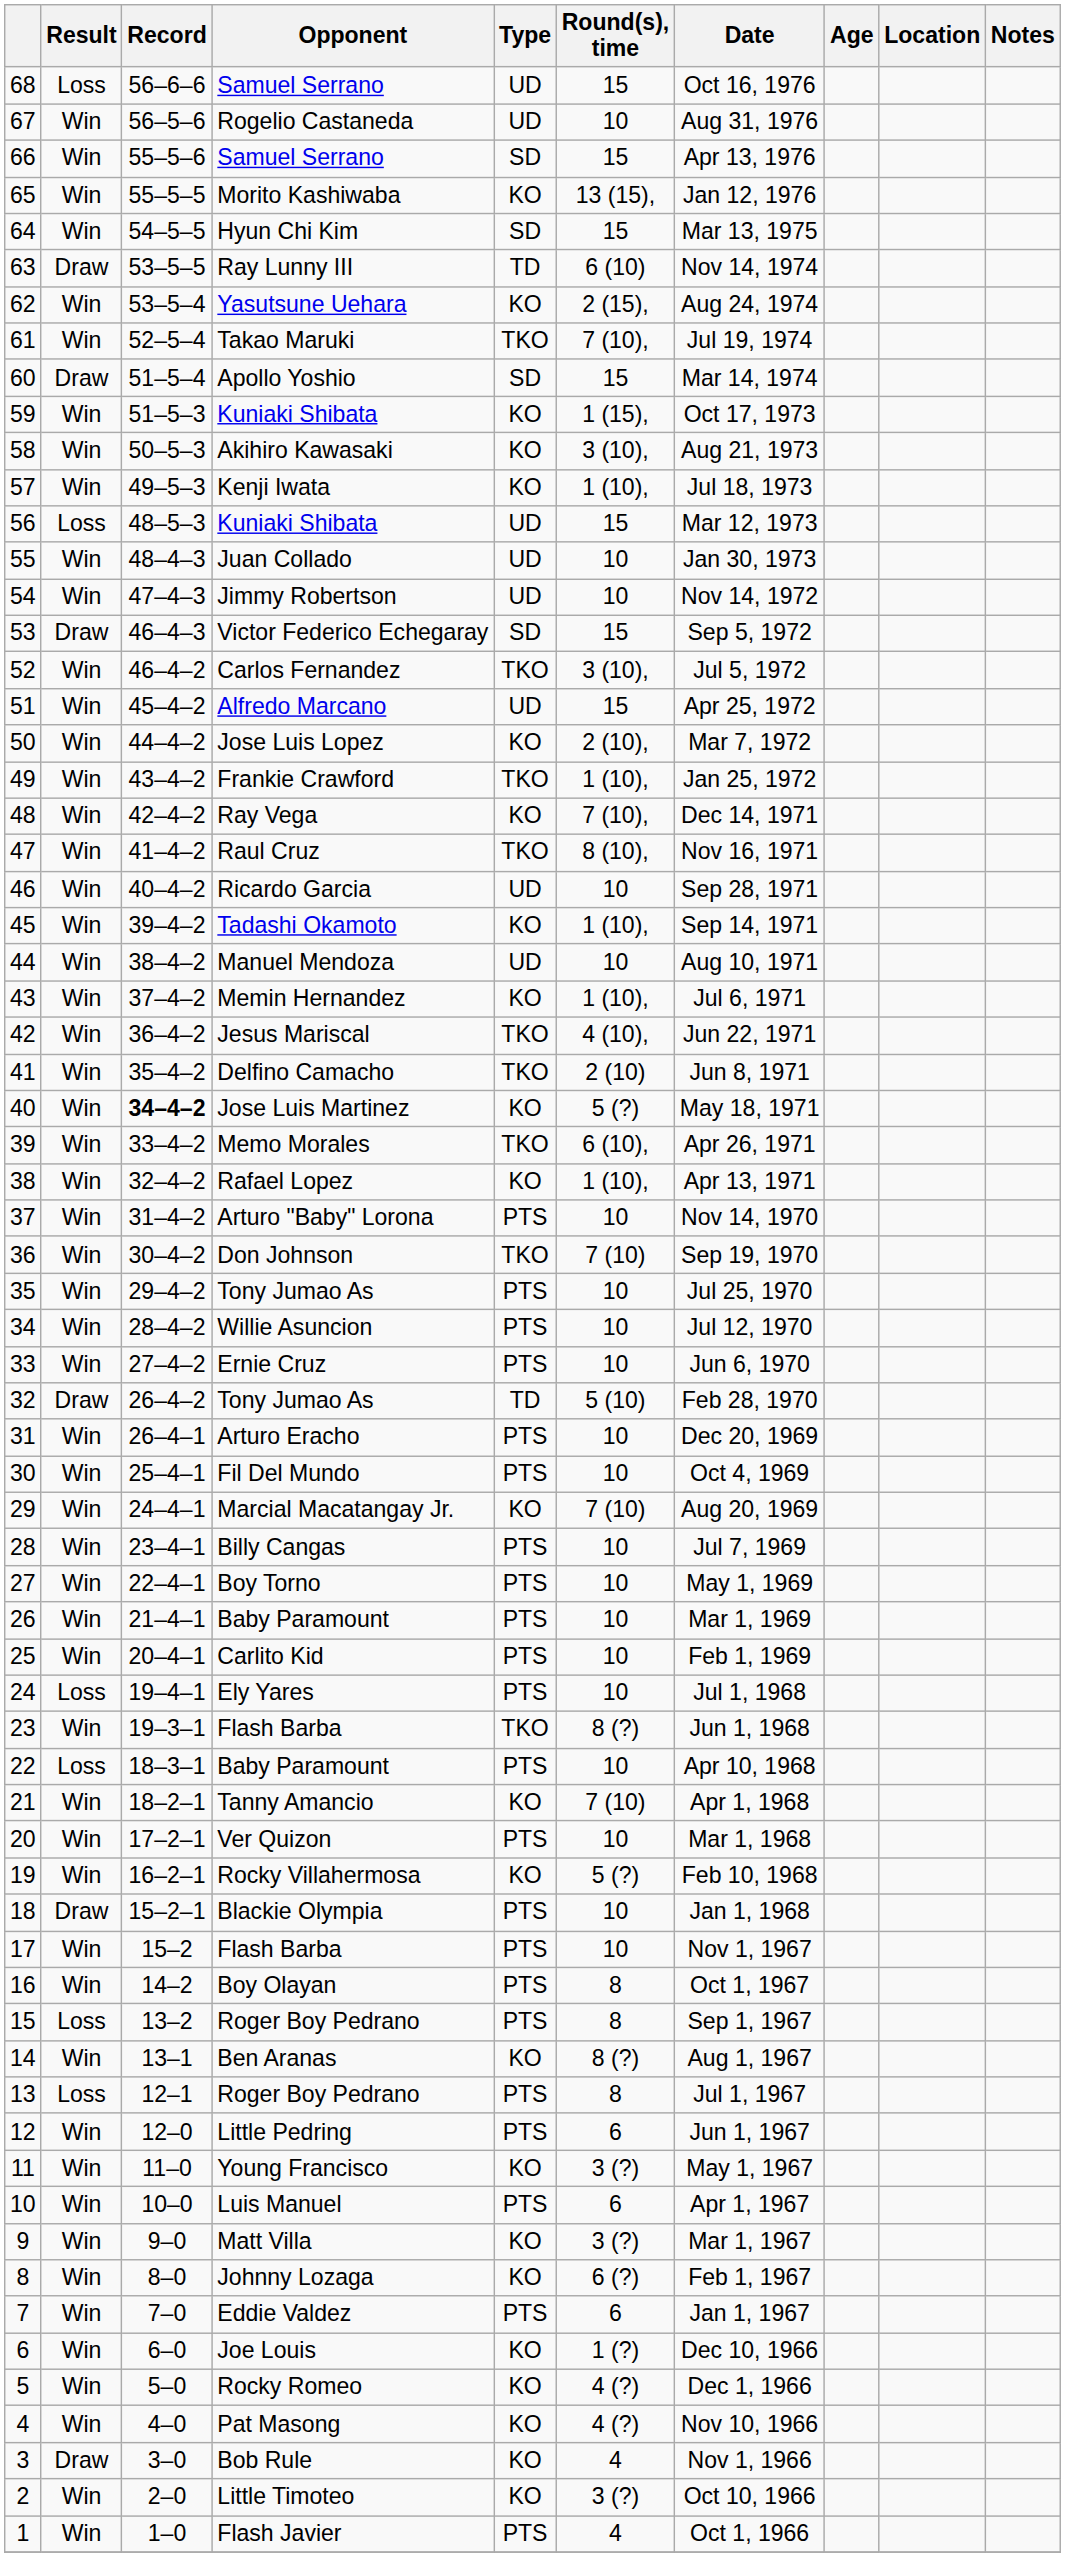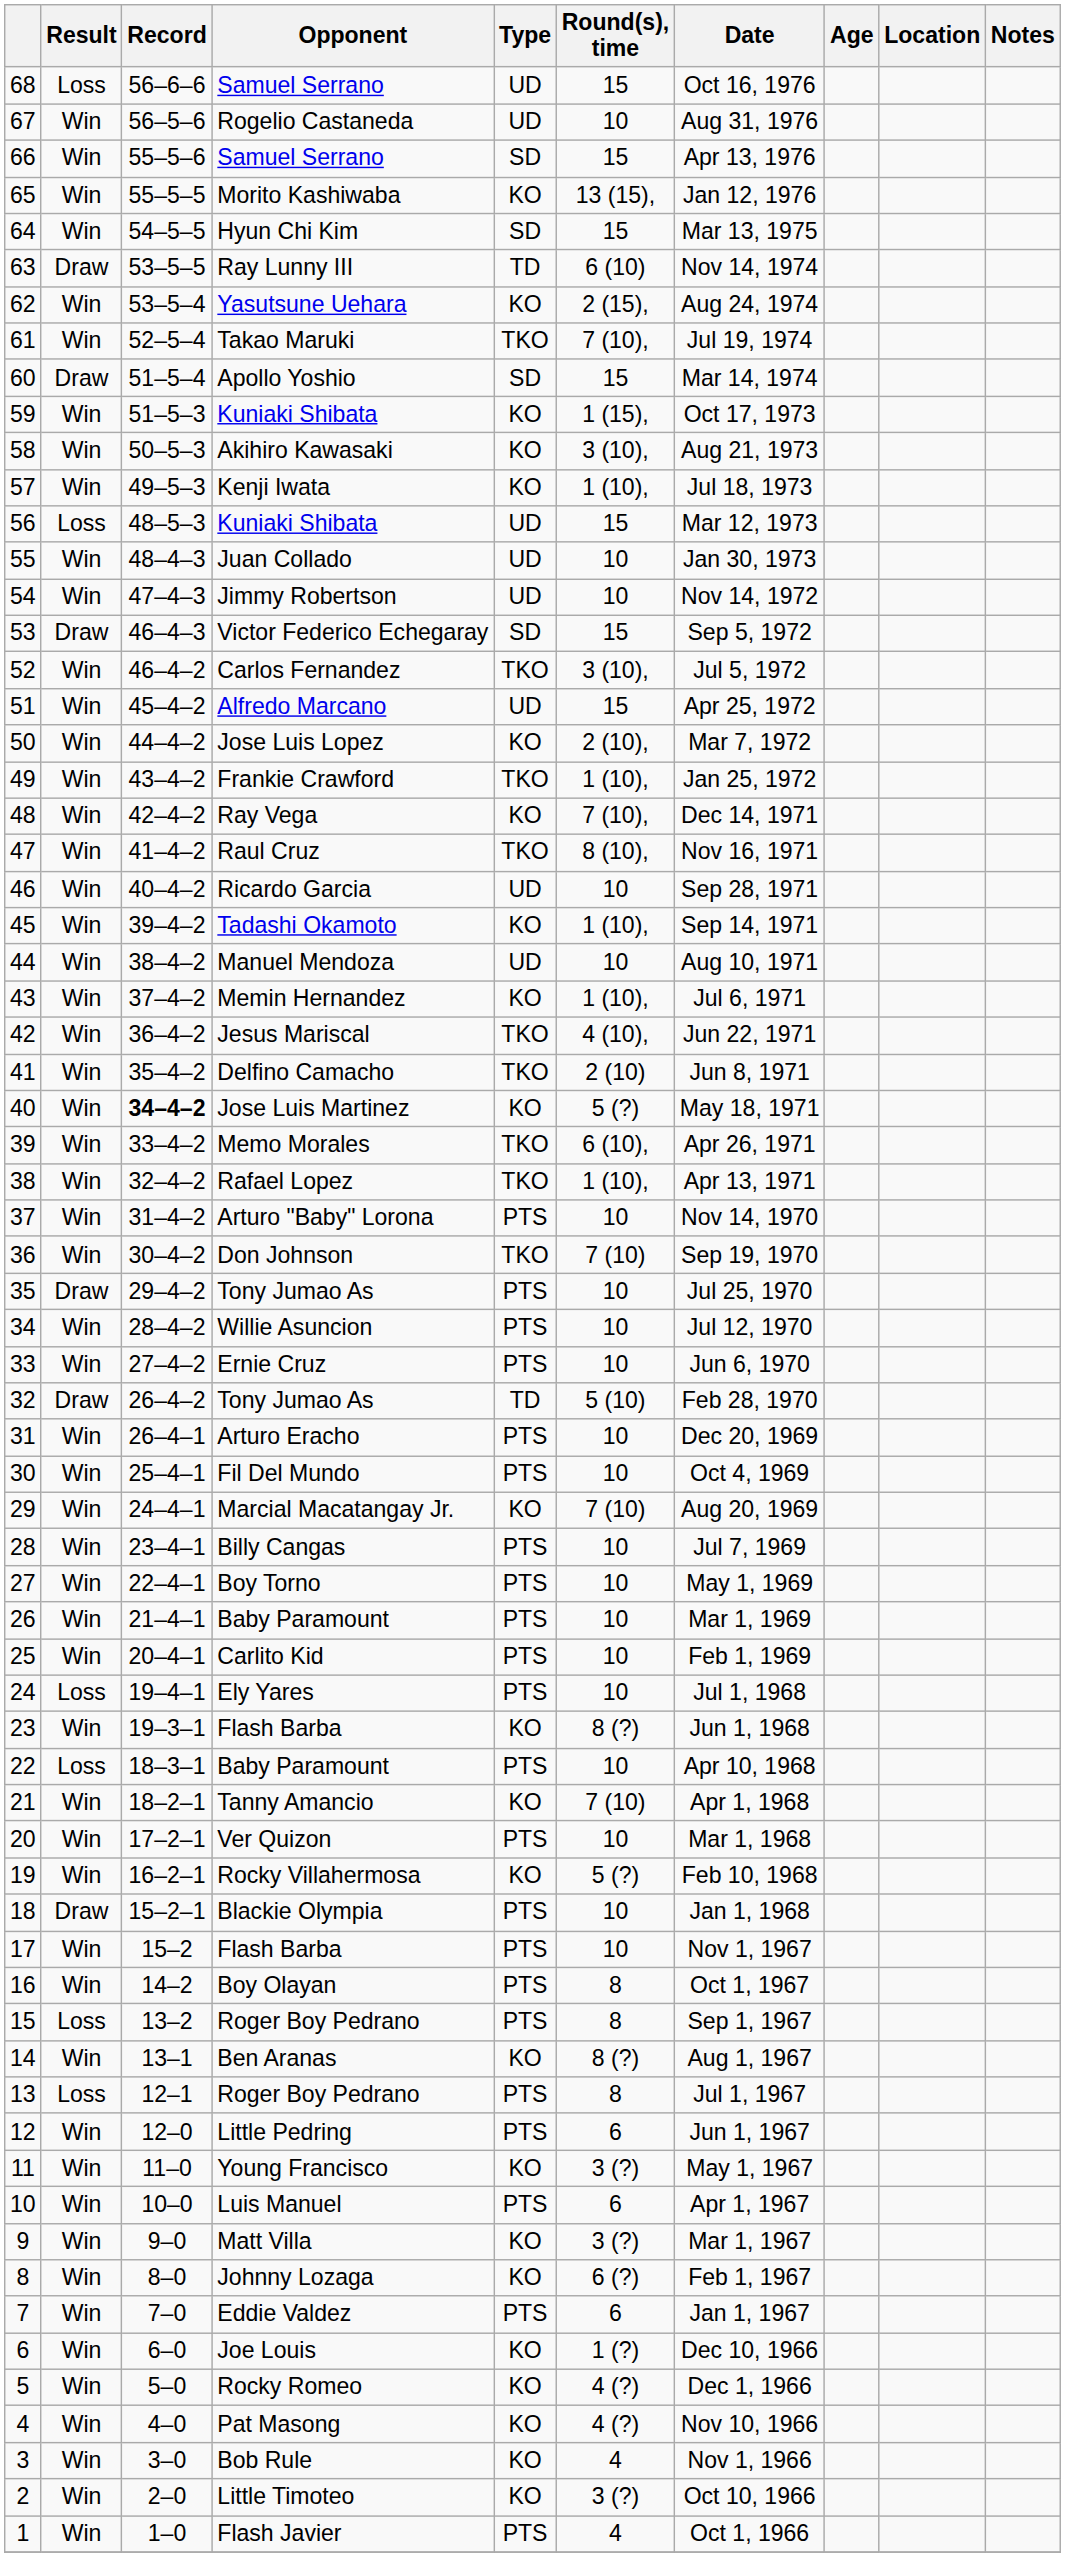(525, 1181) KO -> (525, 1181) TKO
(81, 1291) Win -> (81, 1291) Draw
(525, 1729) TKO -> (525, 1729) KO
(81, 2460) Draw -> (81, 2460) Win
